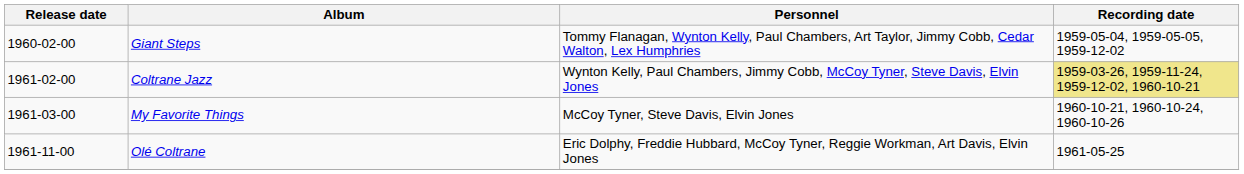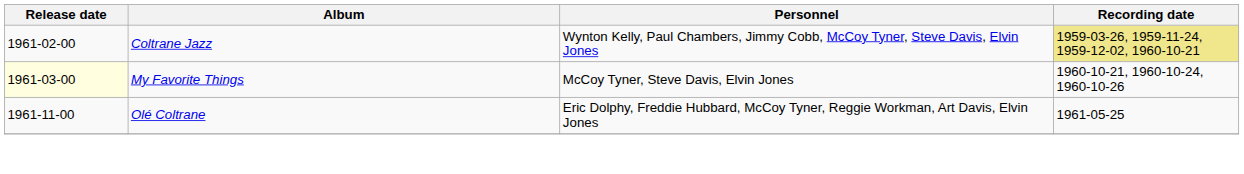- row: (166, 43)
(41, 115) no background -> (41, 79) lightyellow background
